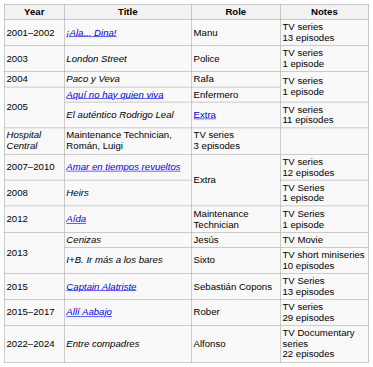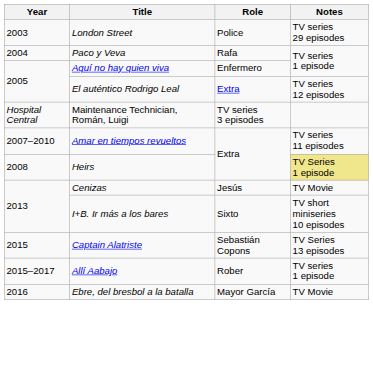- row: (91, 32)
(303, 58) TV series 1 episode -> (319, 32) TV series 29 episodes
(308, 115) TV series 11 episodes -> (319, 89) TV series 12 episodes
(308, 167) TV series 12 episodes -> (318, 141) TV series 11 episodes
(304, 193) no background -> (314, 167) khaki background
- row: (76, 219)
(308, 312) TV series 29 episodes -> (313, 271) TV series 1 episode
+ row: (133, 292)
- row: (103, 344)
